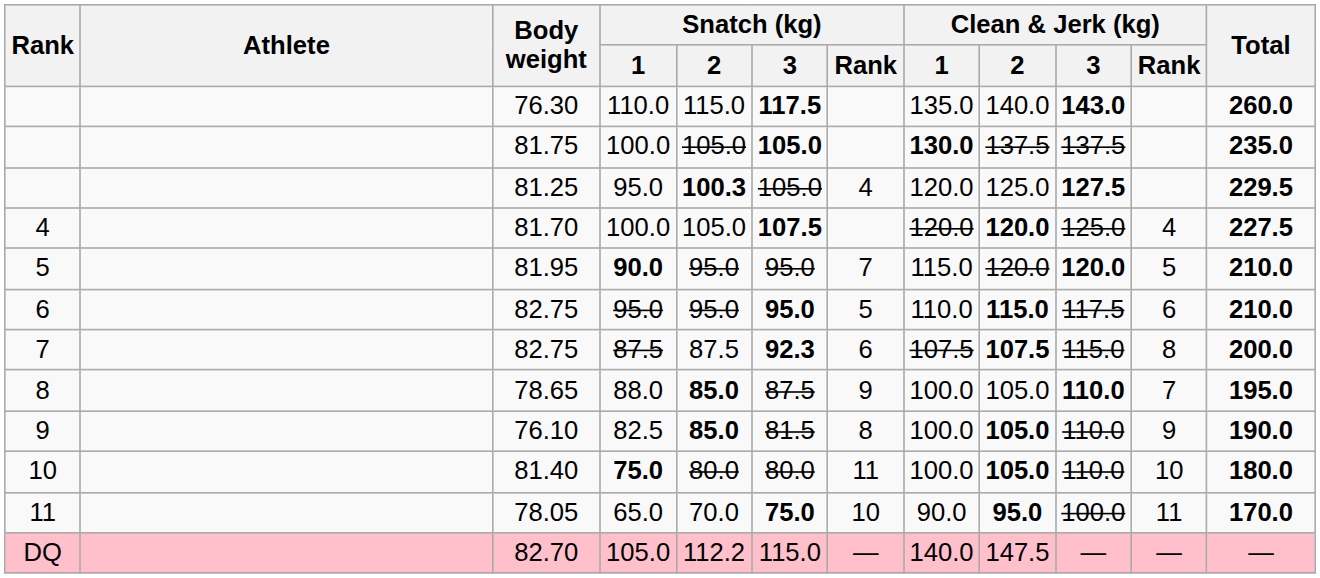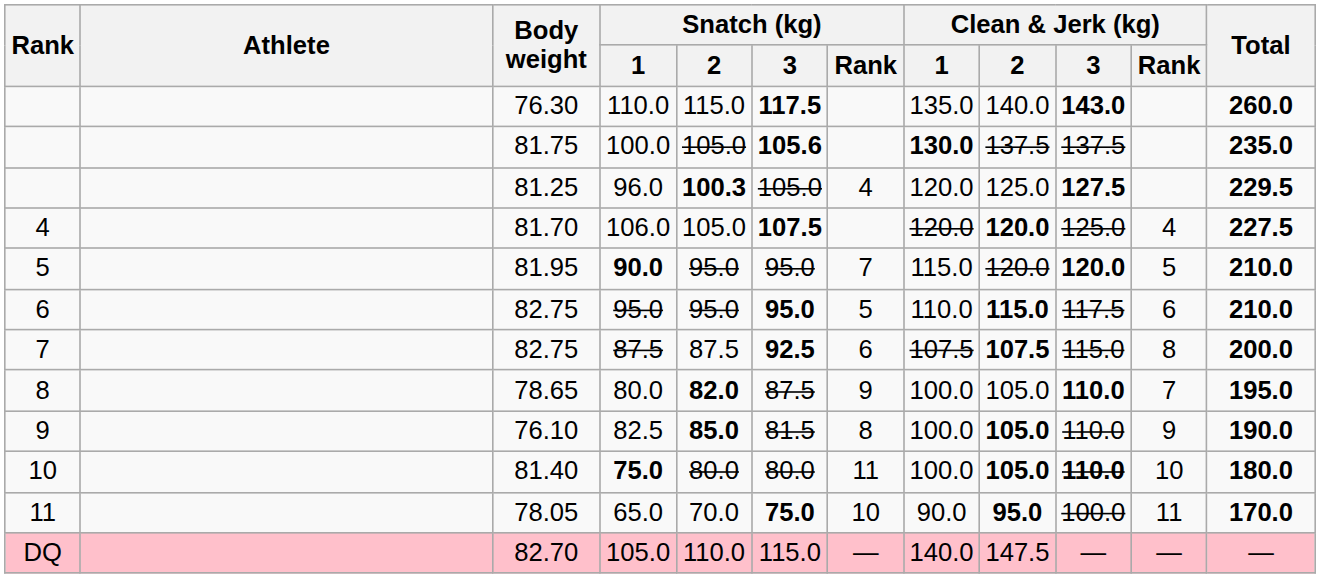(790, 146) 105.0 -> (790, 146) 105.6
(638, 187) 95.0 -> (638, 187) 96.0
(638, 227) 100.0 -> (638, 227) 106.0
(790, 349) 92.3 -> (790, 349) 92.5
(638, 390) 88.0 -> (638, 390) 80.0
(714, 390) 85.0 -> (714, 390) 82.0
(1093, 471) normal -> (1093, 471) bold
(714, 552) 112.2 -> (714, 552) 110.0
